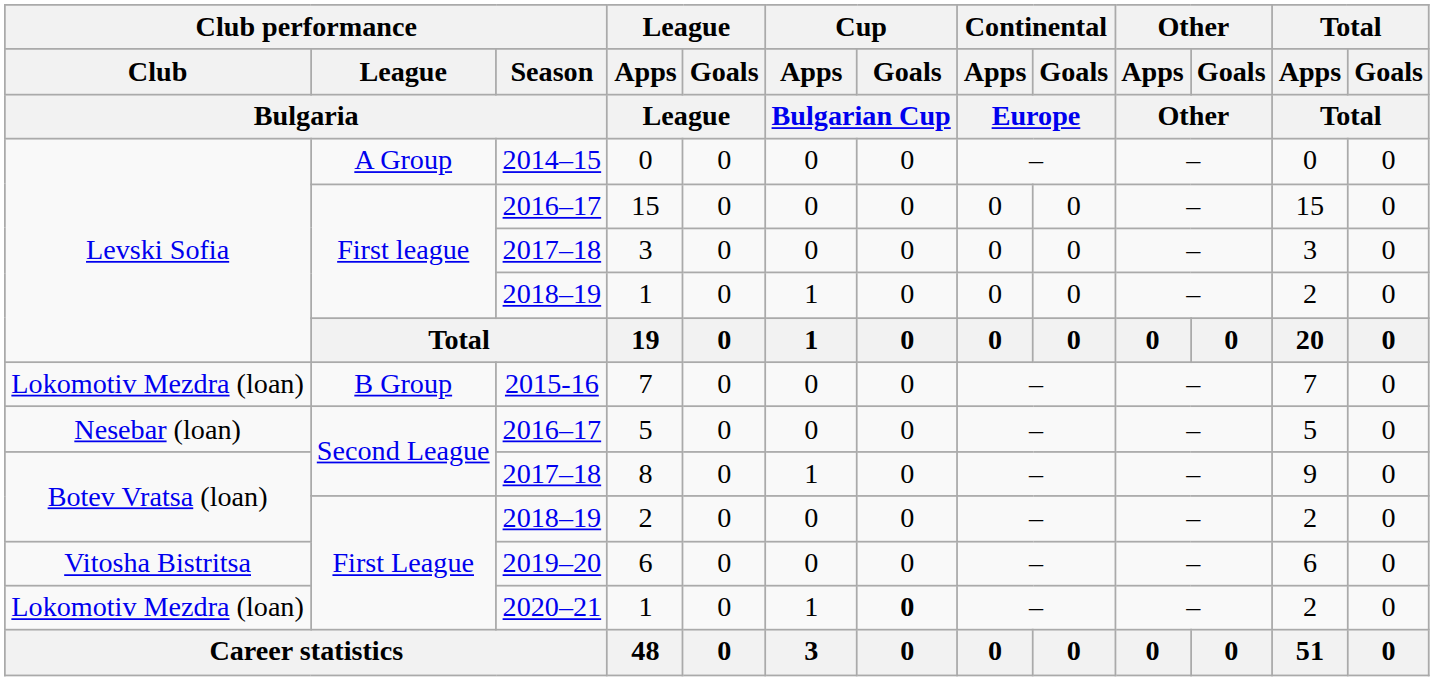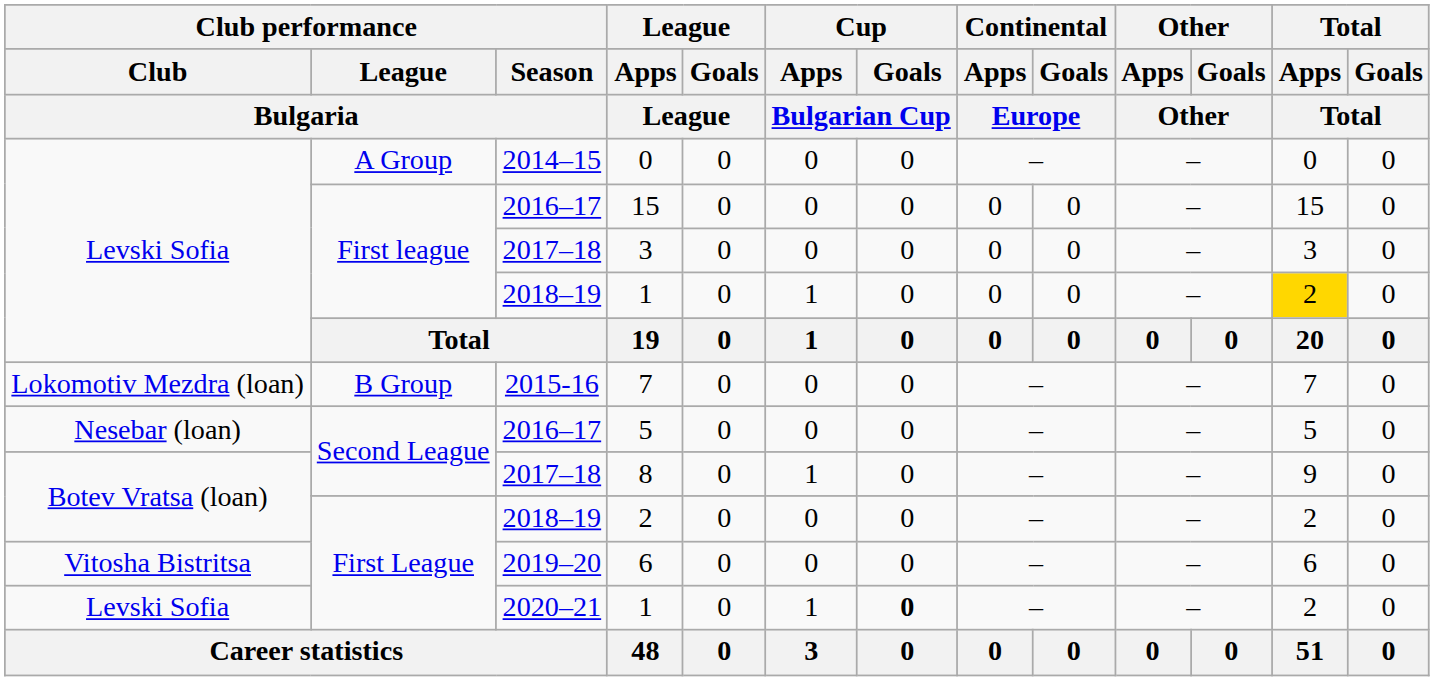(1310, 294) no background -> (1310, 294) gold background
(158, 607) Lokomotiv Mezdra (loan) -> (158, 607) Levski Sofia
